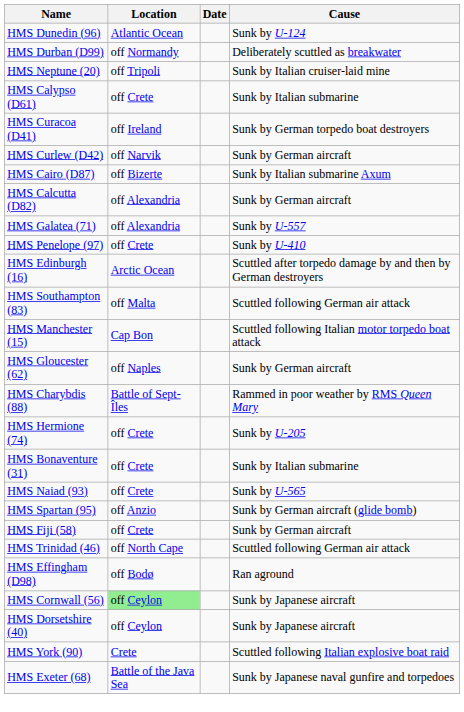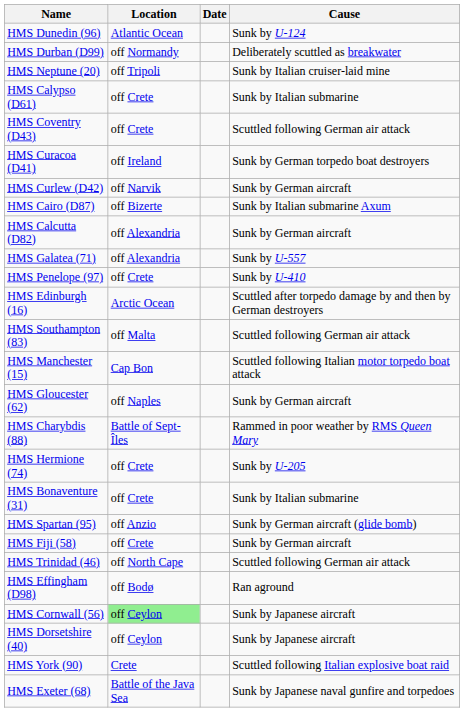+ row: (44, 129)
- row: (47, 491)
